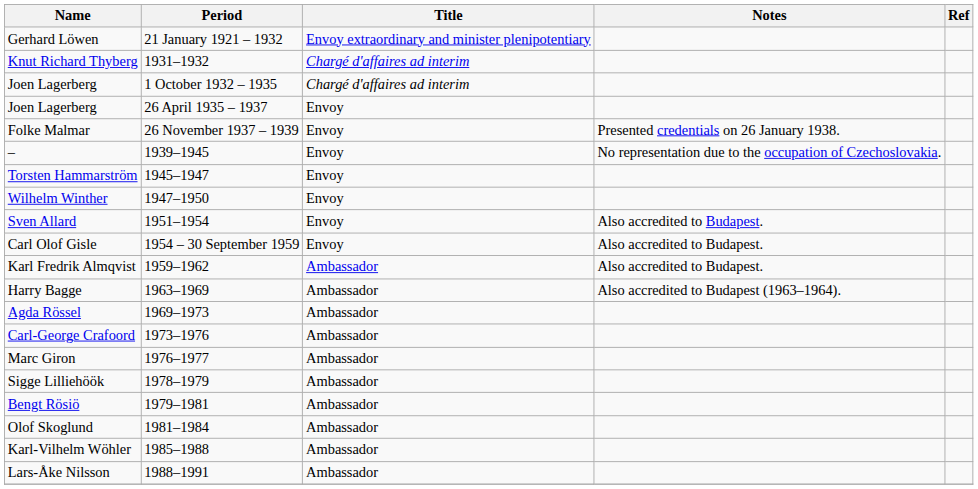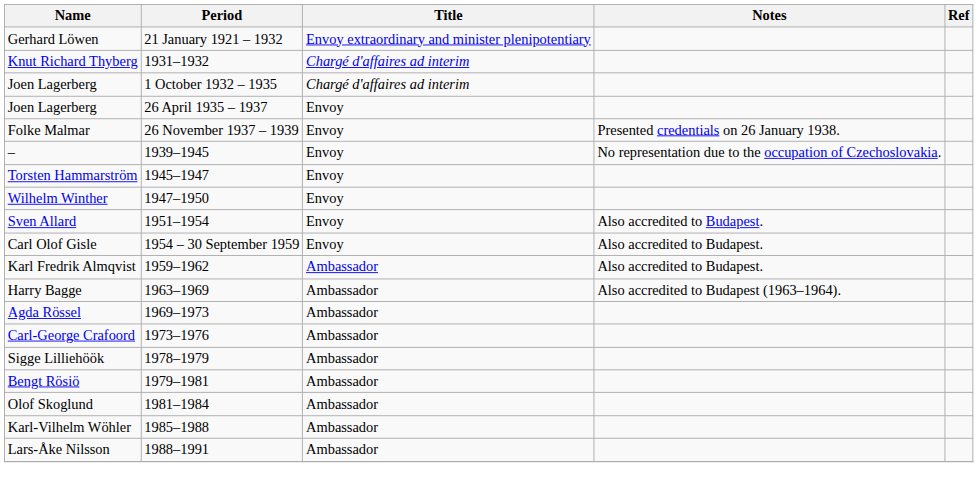- row: (42, 358)
